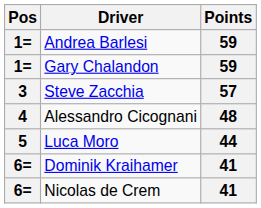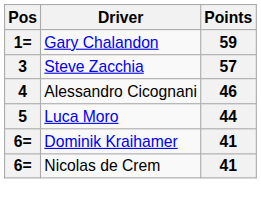- row: (96, 42)
(228, 117) 48 -> (228, 92) 46
